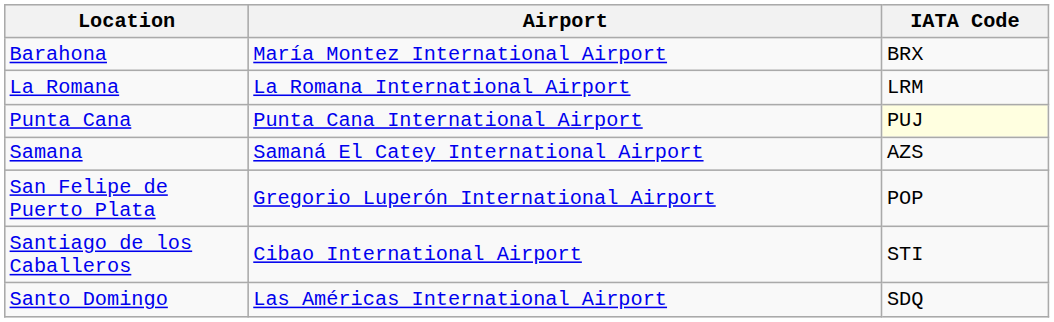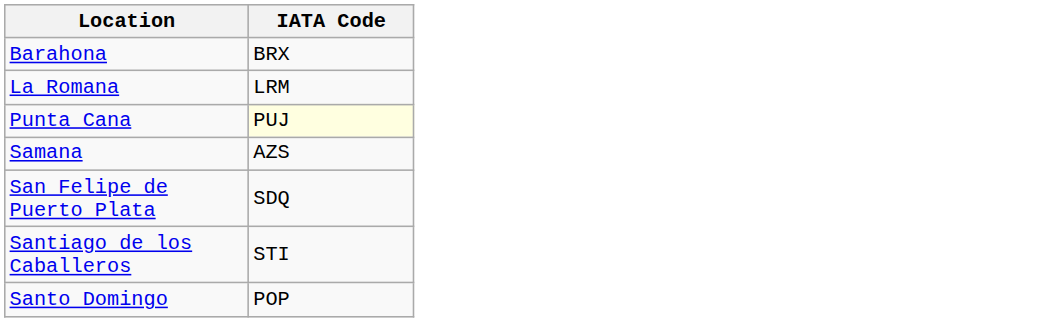- column: (565, 21)
(905, 198) POP -> (272, 198) SDQ
(905, 299) SDQ -> (272, 299) POP
